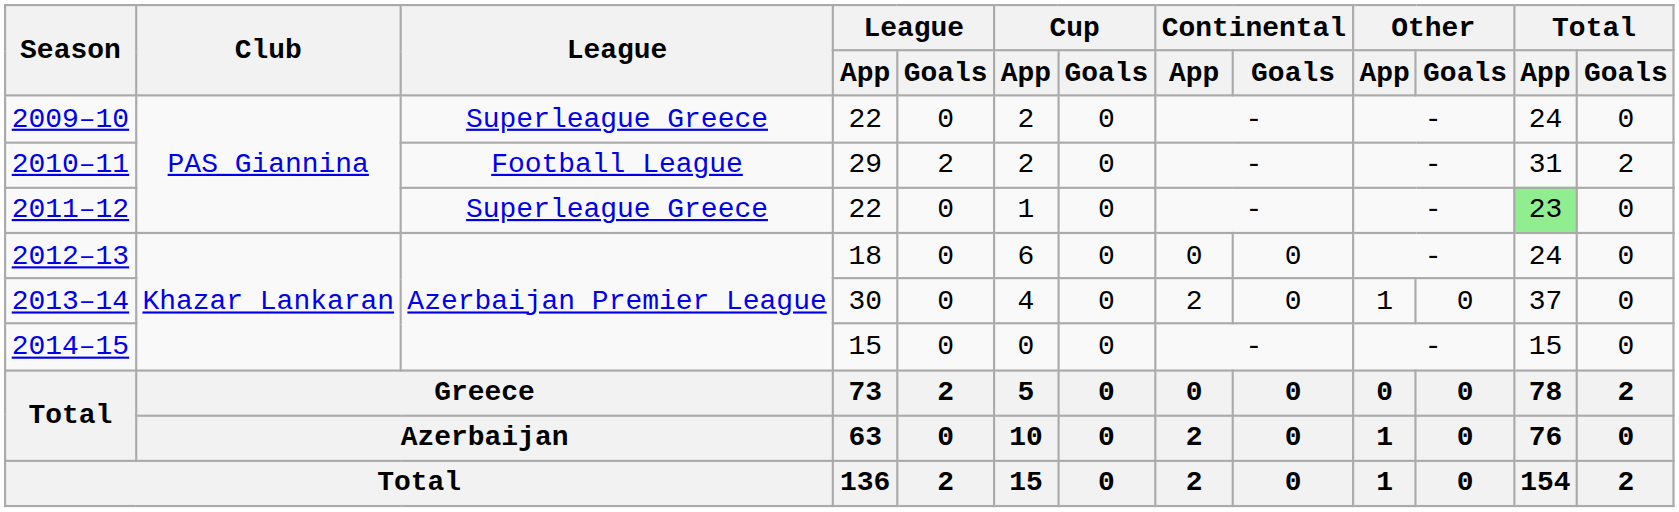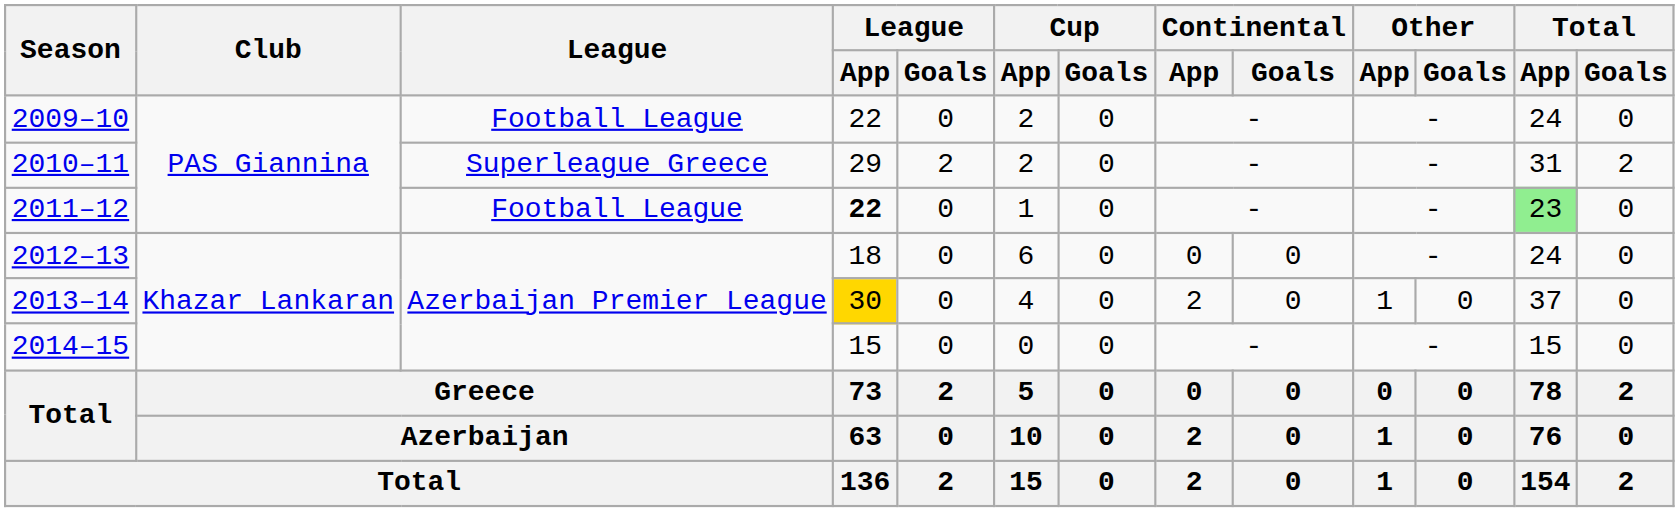(617, 119) Superleague Greece -> (617, 119) Football League
(617, 165) Football League -> (617, 165) Superleague Greece
(617, 210) Superleague Greece -> (617, 210) Football League
(865, 210) normal -> (865, 210) bold
(865, 301) no background -> (865, 301) gold background
